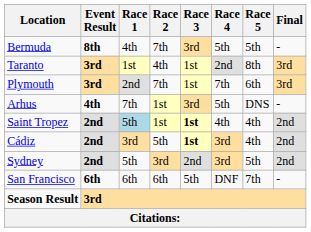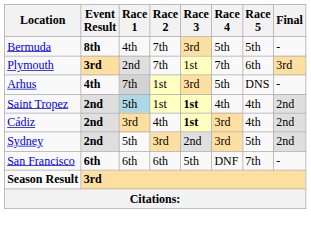- row: (25, 65)
(130, 103) no background -> (130, 84) lightgrey background
(160, 141) 5th -> (160, 122) 4th
